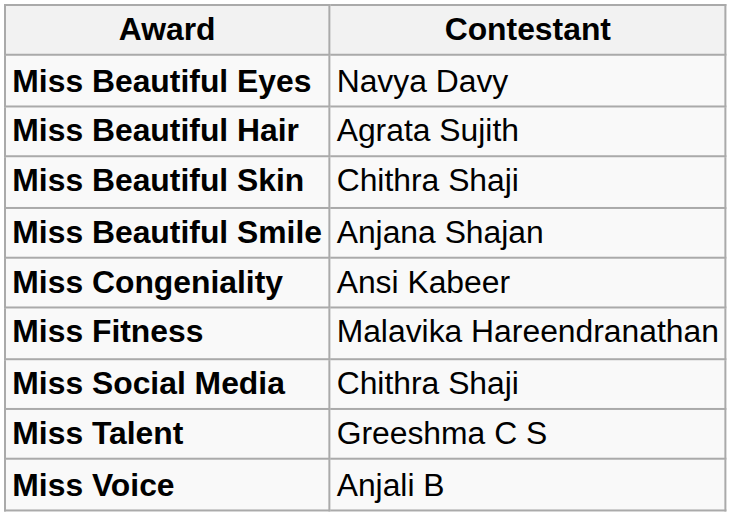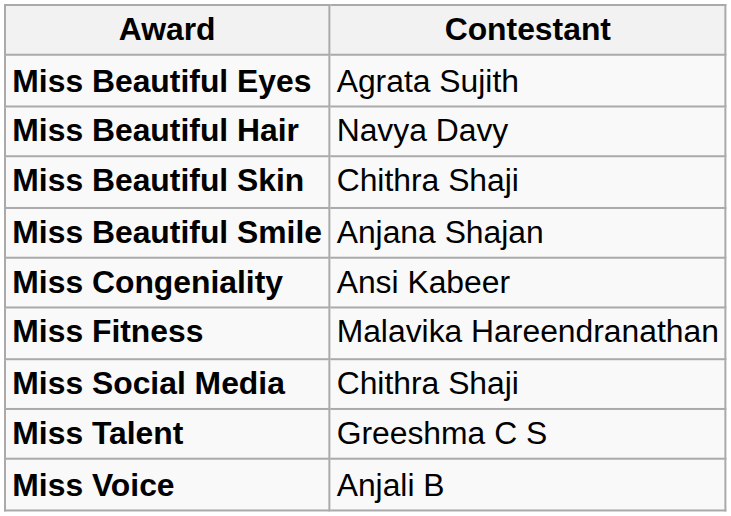(422, 80) Navya Davy -> (428, 80) Agrata Sujith
(428, 130) Agrata Sujith -> (422, 130) Navya Davy
